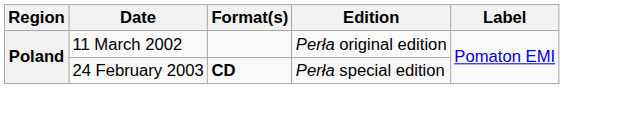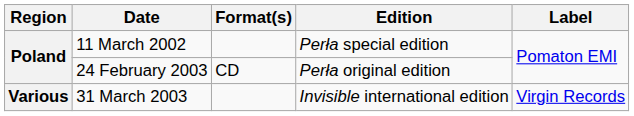(371, 44) Perła original edition -> (374, 44) Perła special edition
(223, 70) bold -> (227, 70) normal
(370, 70) Perła special edition -> (375, 70) Perła original edition
+ row: (132, 96)
